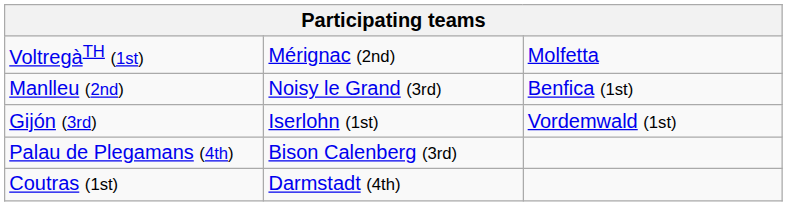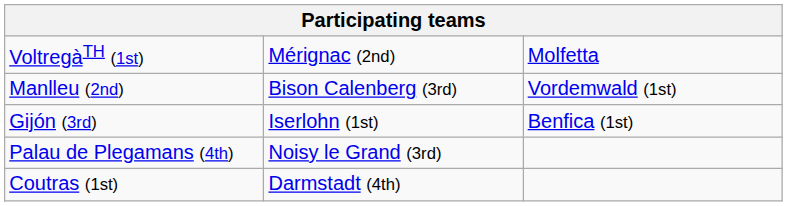(355, 89) Noisy le Grand (3rd) -> (363, 89) Bison Calenberg (3rd)
(580, 89) Benfica (1st) -> (602, 89) Vordemwald (1st)
(602, 120) Vordemwald (1st) -> (580, 120) Benfica (1st)
(363, 152) Bison Calenberg (3rd) -> (355, 152) Noisy le Grand (3rd)
